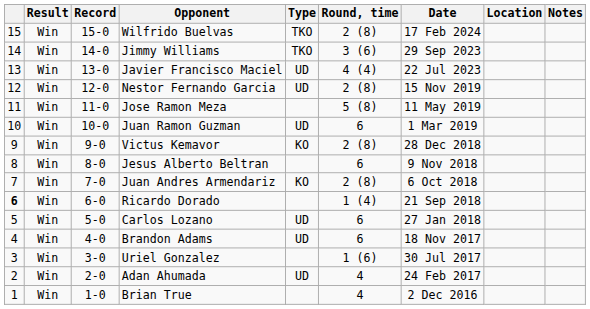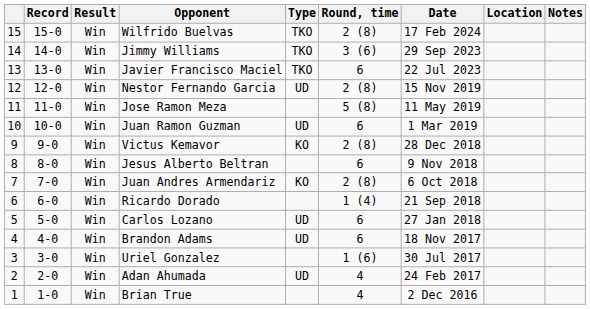columns swapped: (48, 14) <-> (95, 14)
(302, 70) UD -> (302, 70) TKO
(360, 70) 4 (4) -> (360, 70) 6
(14, 202) bold -> (14, 202) normal
